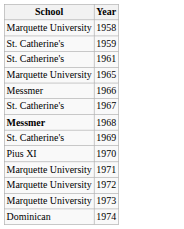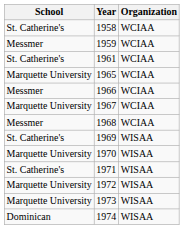+ column: (149, 12)
(49, 28) Marquette University -> (35, 28) St. Catherine's
(35, 43) St. Catherine's -> (25, 43) Messmer
(35, 106) St. Catherine's -> (49, 106) Marquette University
(26, 122) bold -> (25, 122) normal
(22, 153) Pius XI -> (49, 153) Marquette University
(49, 169) Marquette University -> (35, 169) St. Catherine's
